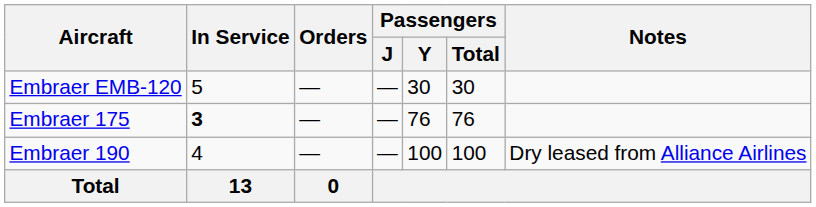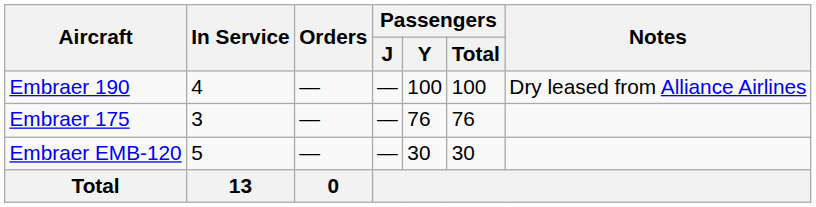rows swapped: (96, 86) <-> (70, 152)
(197, 119) bold -> (197, 119) normal
